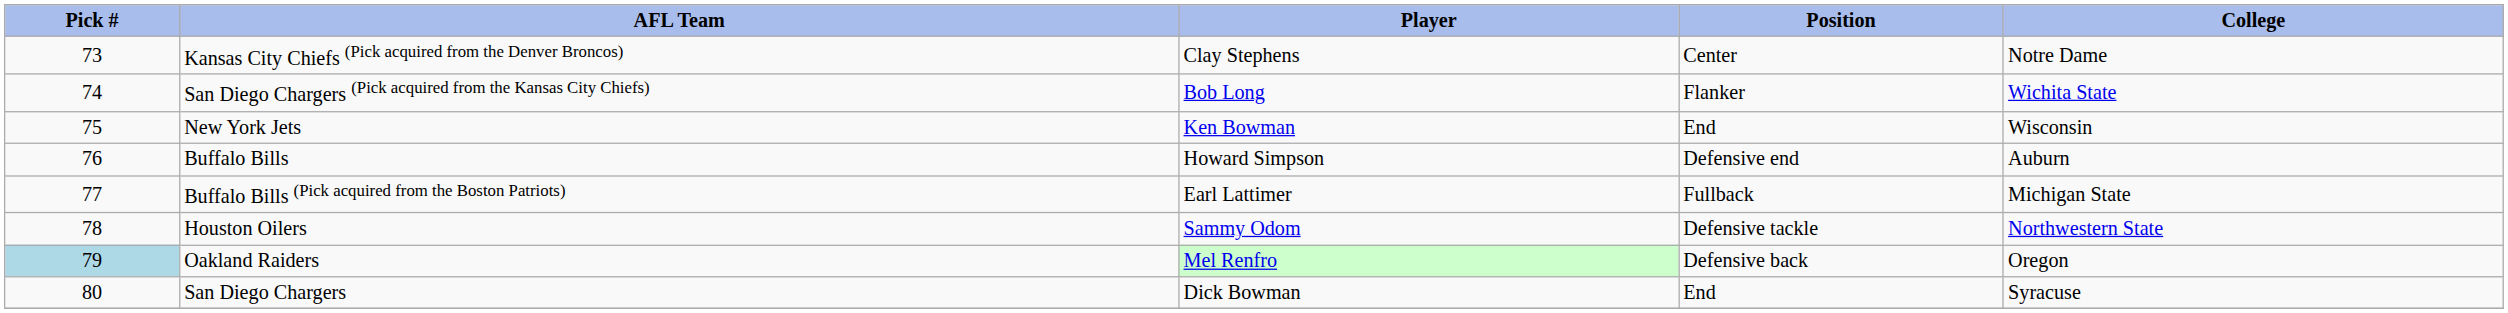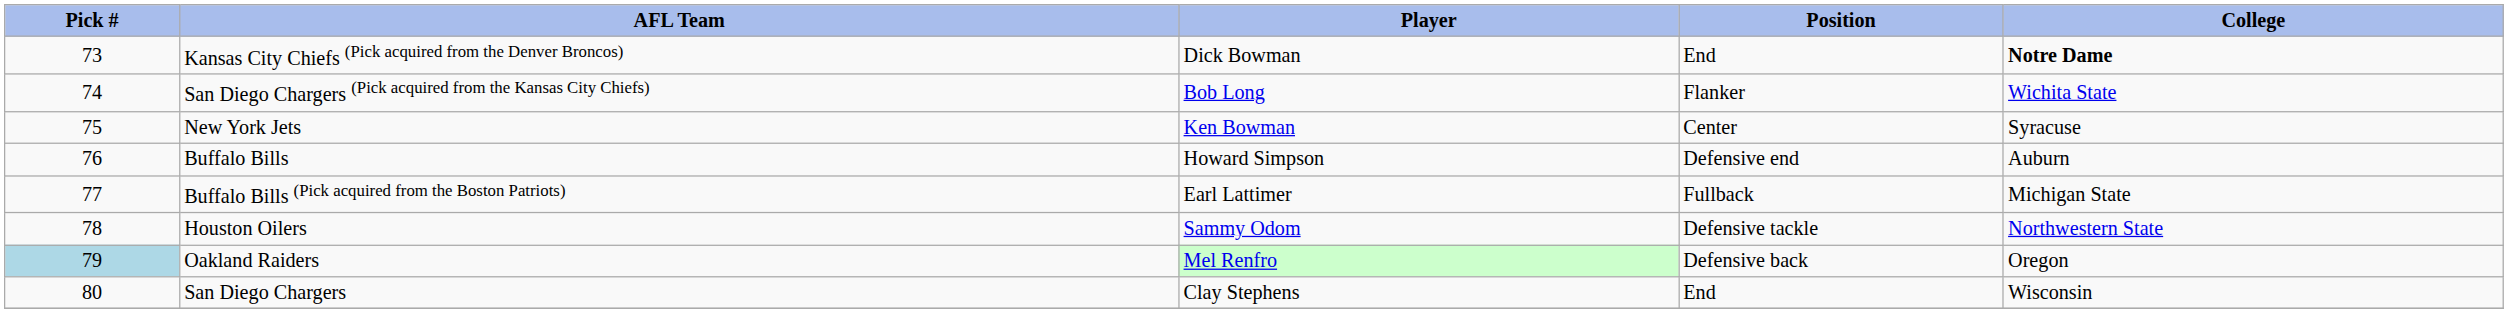(1242, 55) Clay Stephens -> (1242, 55) Dick Bowman
(1710, 55) Center -> (1700, 55) End
(2058, 55) normal -> (2060, 55) bold
(1700, 127) End -> (1710, 127) Center
(2050, 127) Wisconsin -> (2044, 127) Syracuse
(1242, 292) Dick Bowman -> (1242, 292) Clay Stephens
(2044, 292) Syracuse -> (2050, 292) Wisconsin
